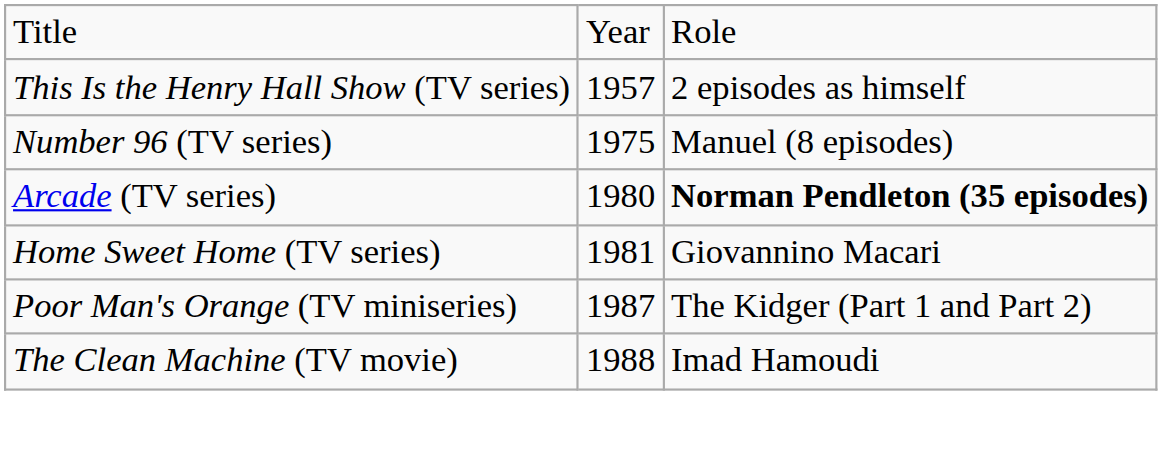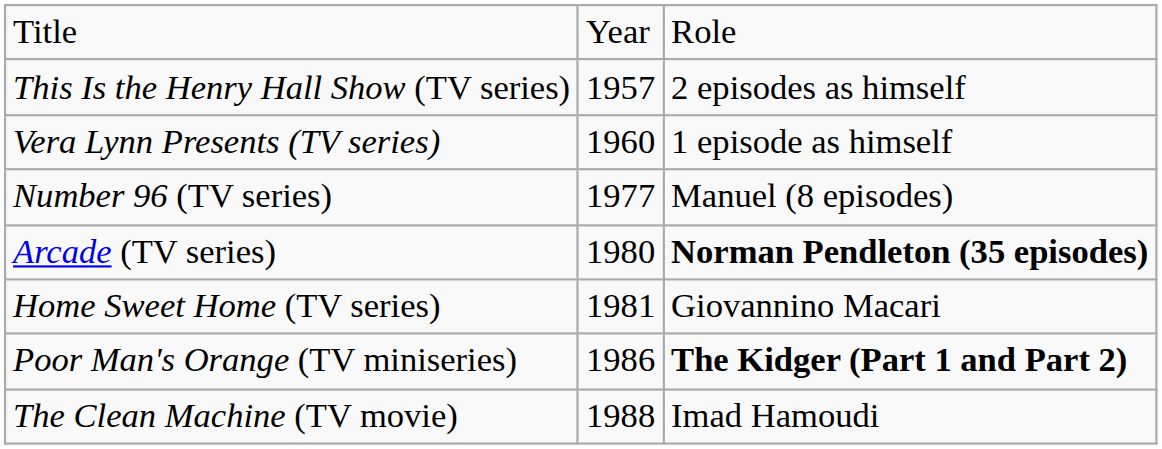+ row: (227, 141)
(621, 141) 1975 -> (621, 196) 1977
(621, 305) 1987 -> (621, 360) 1986
(881, 305) normal -> (899, 360) bold
